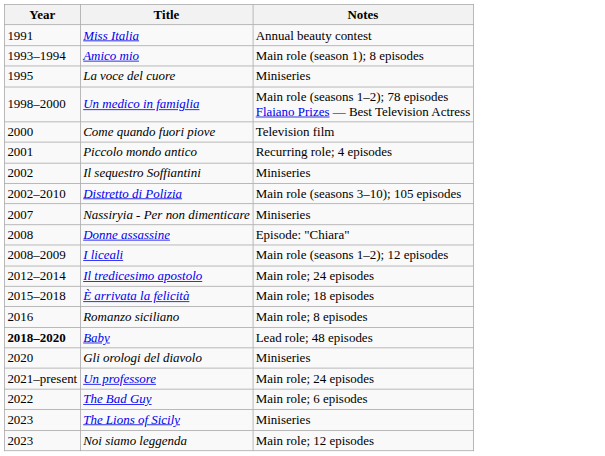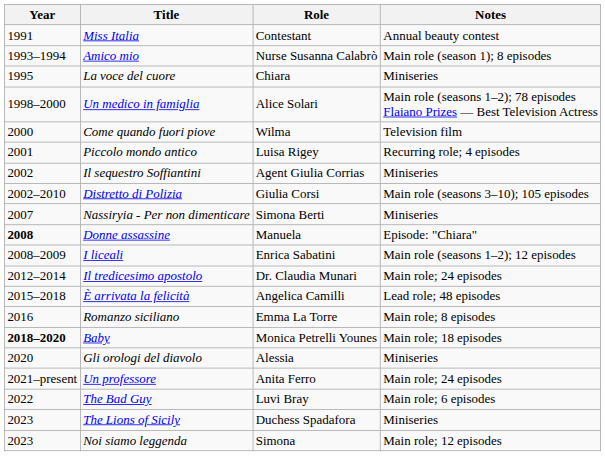+ column: (317, 14)
(20, 234) normal -> (20, 234) bold
(315, 296) Main role; 18 episodes -> (442, 296) Lead role; 48 episodes
(314, 337) Lead role; 48 episodes -> (443, 337) Main role; 18 episodes
